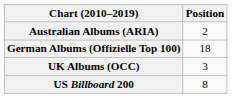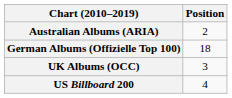(205, 84) 8 -> (205, 84) 4
